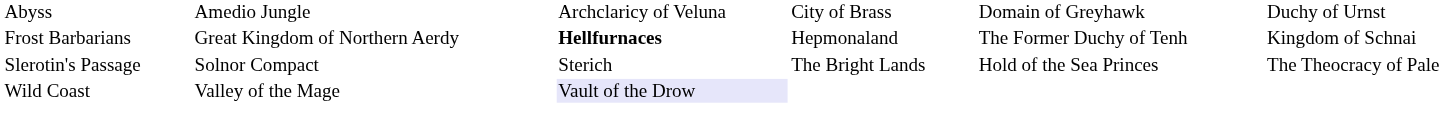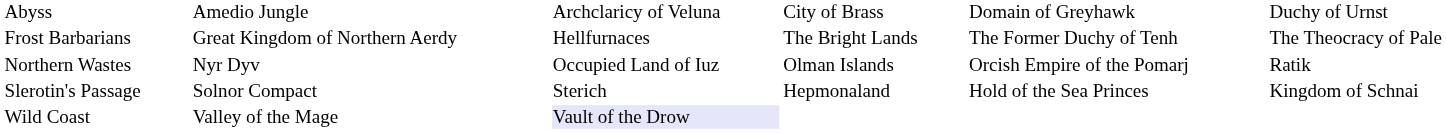(610, 38) bold -> (601, 38) normal
(845, 38) Hepmonaland -> (850, 38) The Bright Lands
(1342, 38) Kingdom of Schnai -> (1356, 38) The Theocracy of Pale
+ row: (68, 64)
(858, 64) The Bright Lands -> (837, 90) Hepmonaland
(1353, 64) The Theocracy of Pale -> (1344, 90) Kingdom of Schnai
